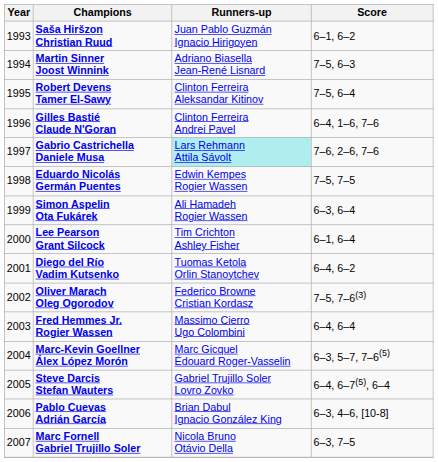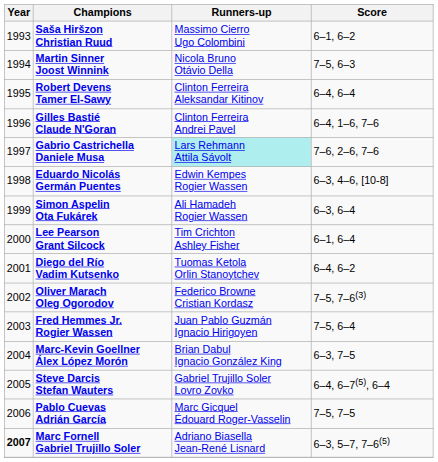(223, 36) Juan Pablo Guzmán Ignacio Hirigoyen -> (212, 36) Massimo Cierro Ugo Colombini
(220, 65) Adriano Biasella Jean-René Lisnard -> (205, 65) Nicola Bruno Otávio Della
(334, 94) 7–5, 6–4 -> (334, 94) 6–4, 6–4
(334, 181) 7–5, 7–5 -> (351, 181) 6–3, 4–6, [10-8]
(212, 326) Massimo Cierro Ugo Colombini -> (223, 326) Juan Pablo Guzmán Ignacio Hirigoyen
(334, 326) 6–4, 6–4 -> (334, 326) 7–5, 6–4
(233, 355) Marc Gicquel Édouard Roger-Vasselin -> (228, 355) Brian Dabul Ignacio González King
(352, 355) 6–3, 5–7, 7–6(5) -> (334, 355) 6–3, 7–5
(228, 413) Brian Dabul Ignacio González King -> (233, 413) Marc Gicquel Édouard Roger-Vasselin
(351, 413) 6–3, 4–6, [10-8] -> (334, 413) 7–5, 7–5
(19, 442) normal -> (19, 442) bold
(205, 442) Nicola Bruno Otávio Della -> (220, 442) Adriano Biasella Jean-René Lisnard
(334, 442) 6–3, 7–5 -> (352, 442) 6–3, 5–7, 7–6(5)
